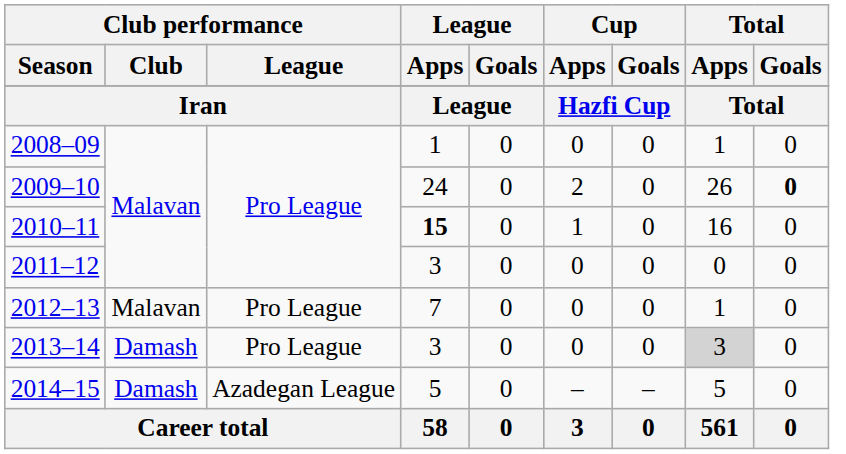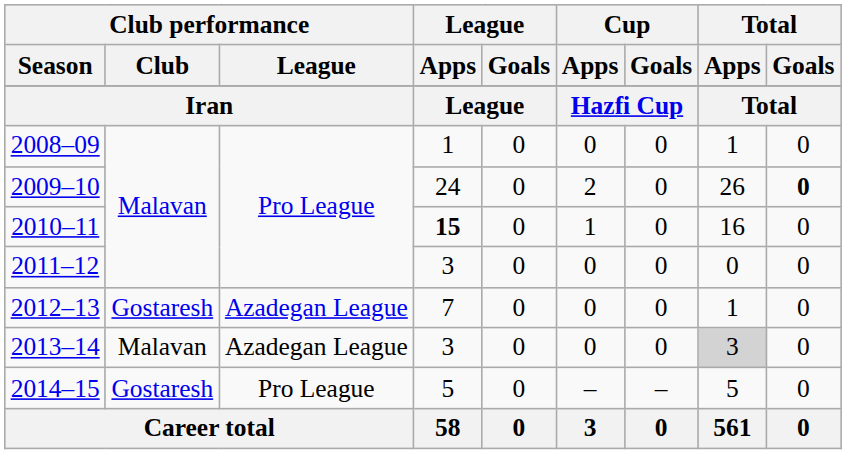(156, 307) Malavan -> (162, 307) Gostaresh
(304, 307) Pro League -> (316, 307) Azadegan League
(156, 347) Damash -> (162, 347) Malavan
(304, 347) Pro League -> (316, 347) Azadegan League
(156, 387) Damash -> (162, 387) Gostaresh
(304, 387) Azadegan League -> (316, 387) Pro League
